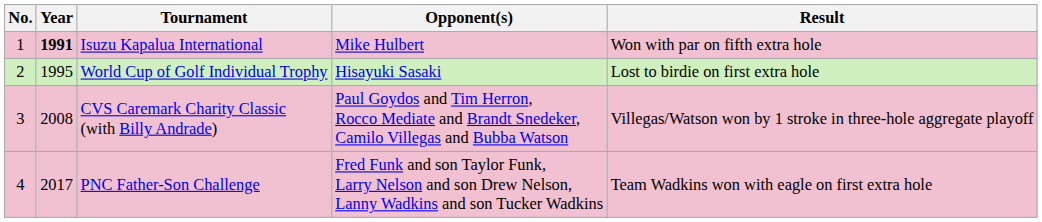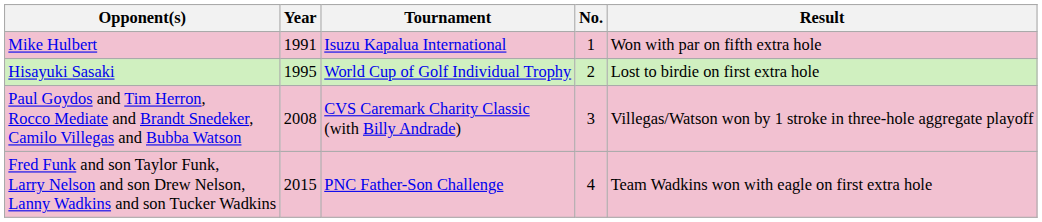columns swapped: (20, 18) <-> (469, 18)
(57, 45) bold -> (300, 45) normal
(57, 184) 2017 -> (300, 184) 2015
